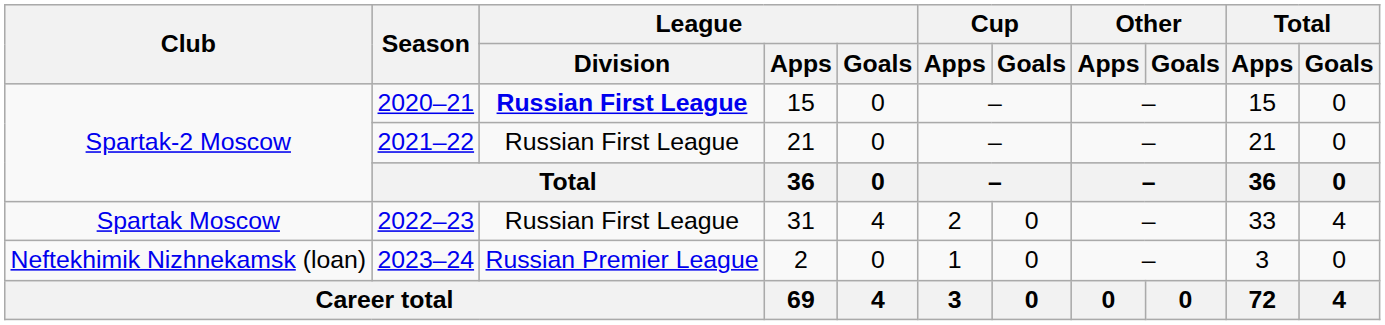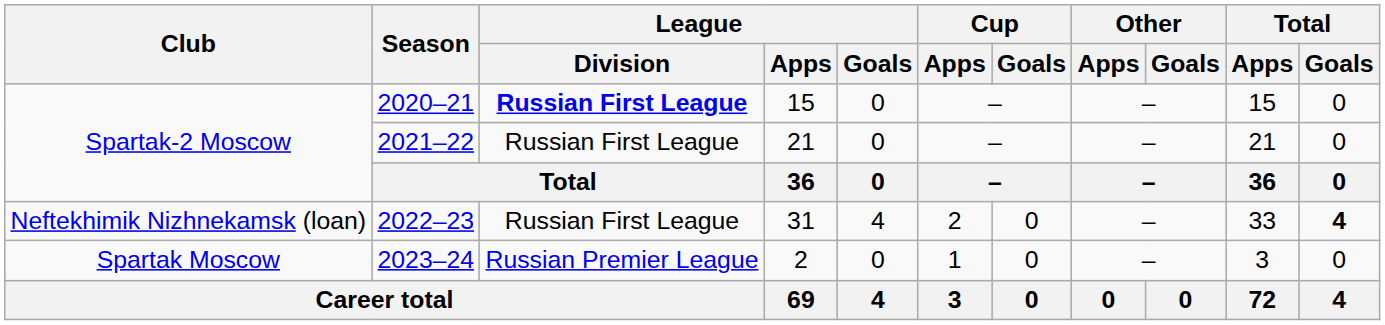(188, 220) Spartak Moscow -> (188, 220) Neftekhimik Nizhnekamsk (loan)
(1339, 220) normal -> (1339, 220) bold
(188, 260) Neftekhimik Nizhnekamsk (loan) -> (188, 260) Spartak Moscow
